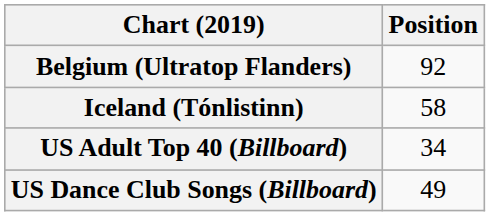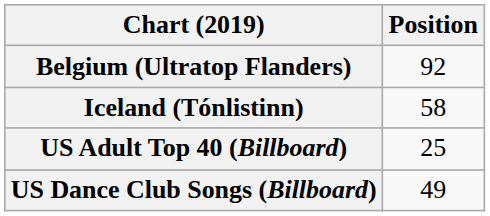(433, 148) 34 -> (433, 148) 25
